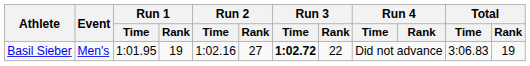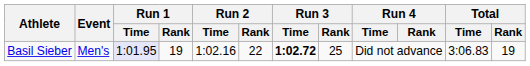(136, 52) no background -> (136, 52) lavender background
(255, 52) 27 -> (255, 52) 22
(336, 52) 22 -> (336, 52) 25
